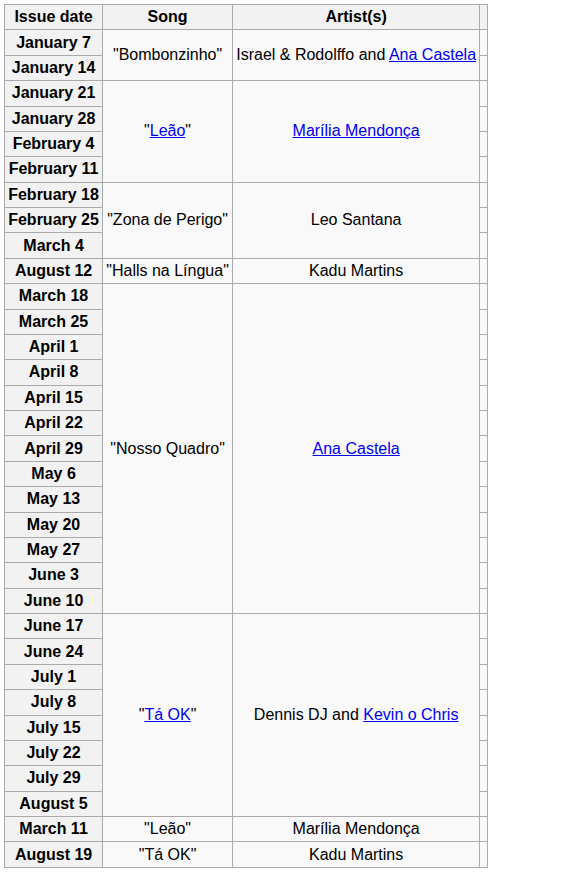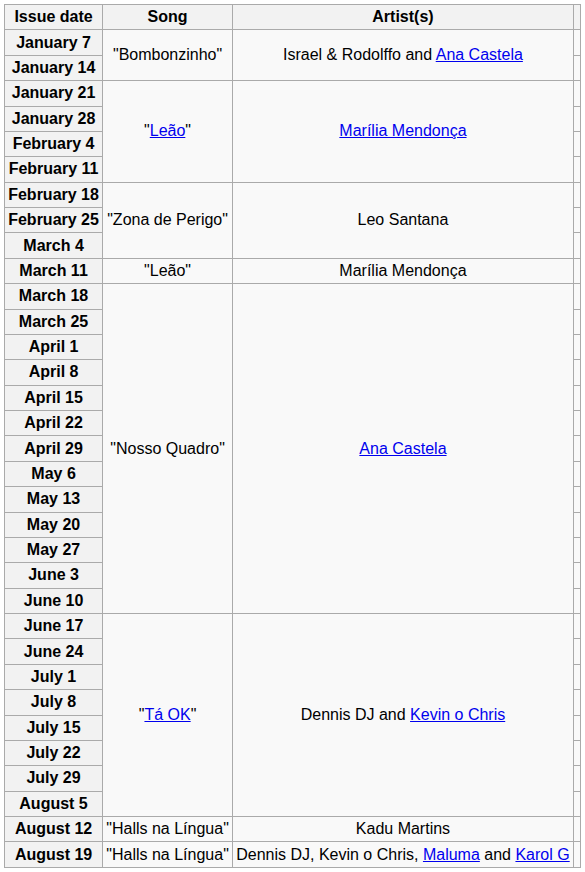rows swapped: (54, 829) <-> (54, 270)
(168, 854) "Tá OK" -> (168, 854) "Halls na Língua"
(356, 854) Kadu Martins -> (403, 854) Dennis DJ, Kevin o Chris, Maluma and Karol G
